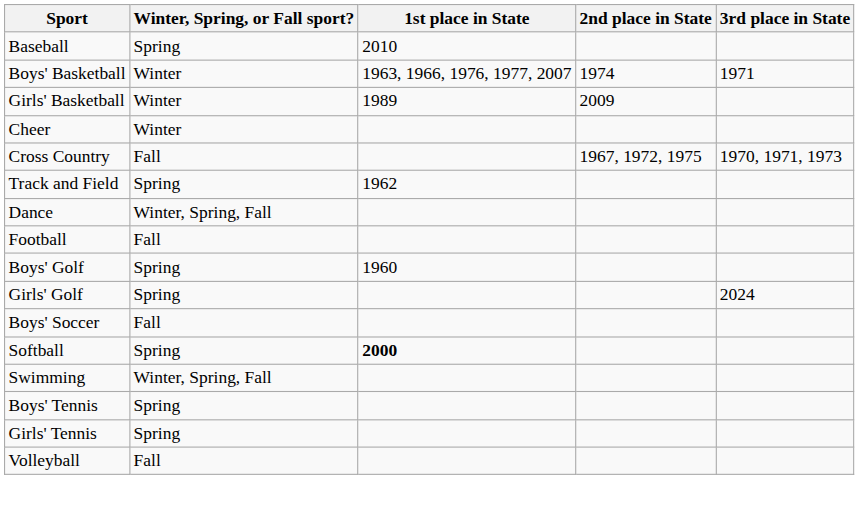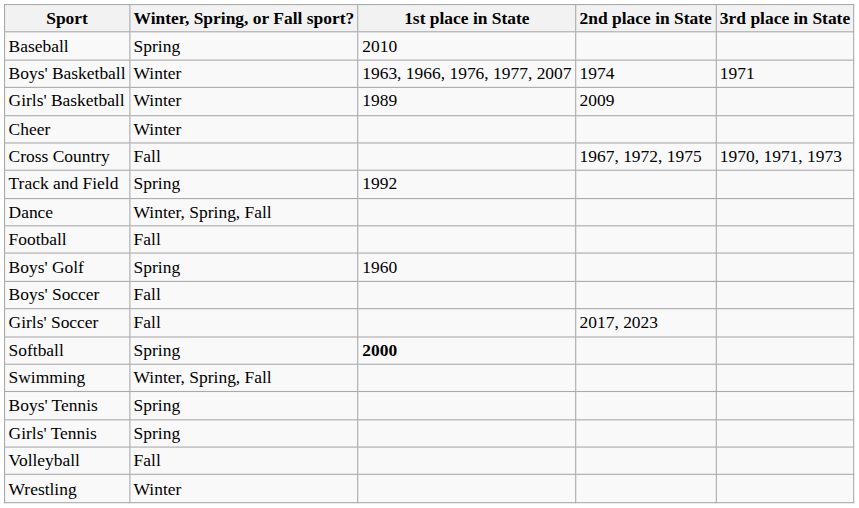(380, 184) 1962 -> (380, 184) 1992
- row: (46, 294)
+ row: (53, 322)
+ row: (43, 488)
